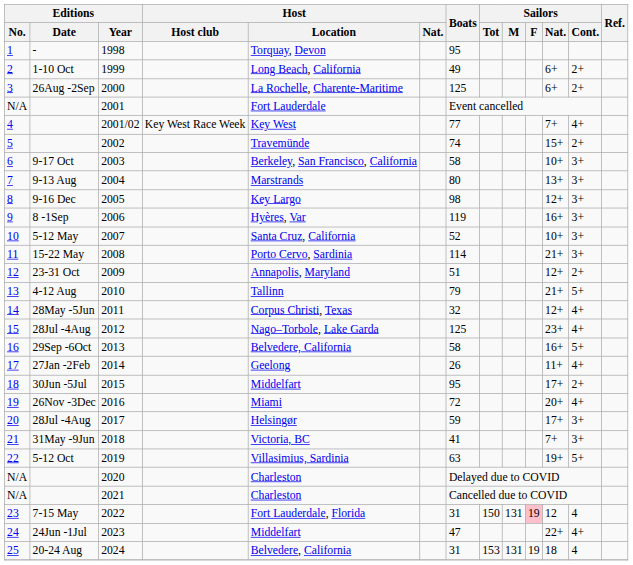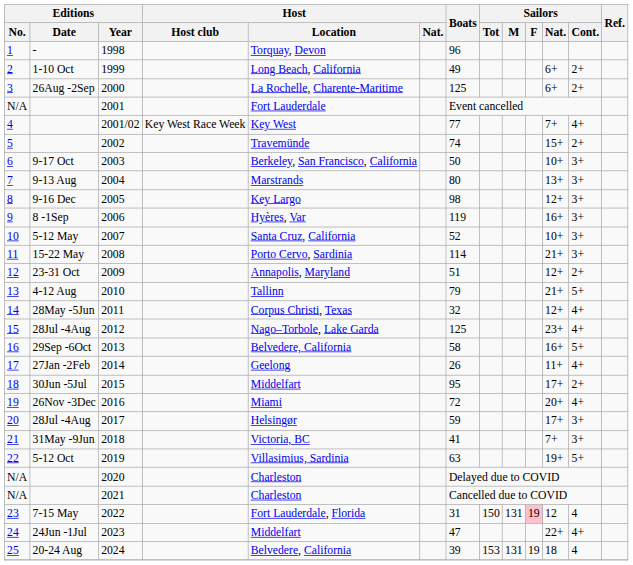(455, 50) 95 -> (455, 50) 96
(455, 161) 58 -> (455, 161) 50
(455, 550) 31 -> (455, 550) 39
